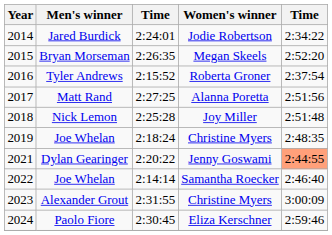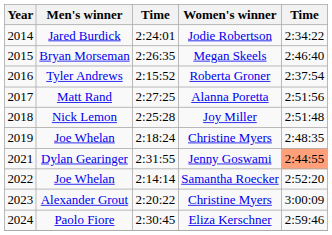(304, 55) 2:52:20 -> (304, 55) 2:46:40
(155, 158) 2:20:22 -> (155, 158) 2:31:55
(304, 179) 2:46:40 -> (304, 179) 2:52:20
(155, 199) 2:31:55 -> (155, 199) 2:20:22
